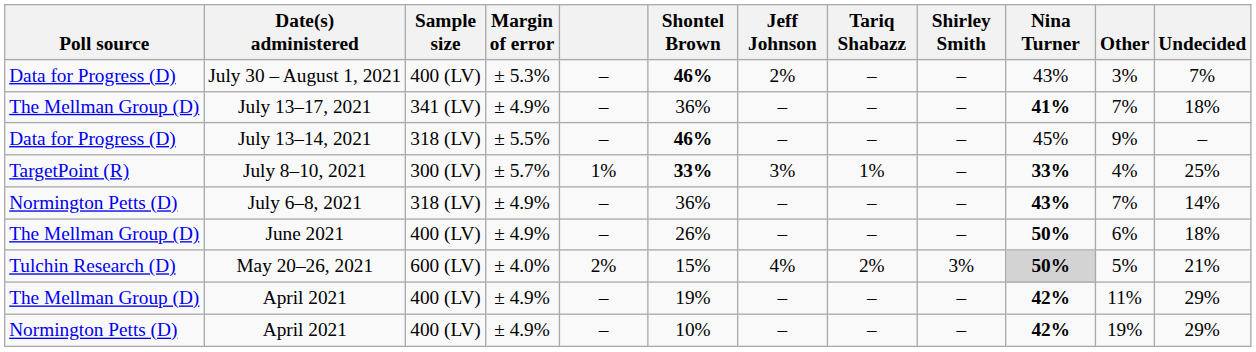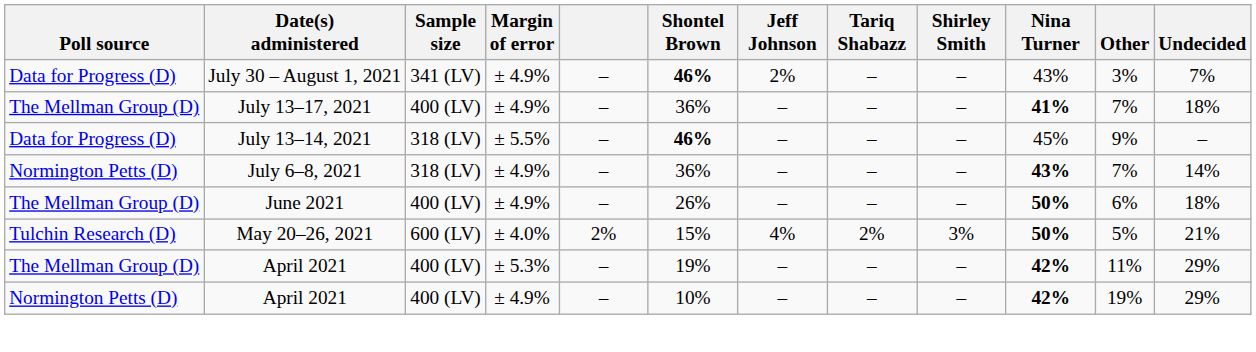(446, 75) 400 (LV) -> (446, 75) 341 (LV)
(522, 75) ± 5.3% -> (522, 75) ± 4.9%
(446, 107) 341 (LV) -> (446, 107) 400 (LV)
- row: (69, 170)
(1051, 266) lightgrey background -> (1051, 234) no background
(522, 298) ± 4.9% -> (522, 266) ± 5.3%
